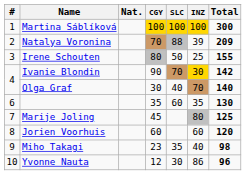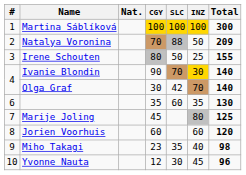(198, 42) 39 -> (198, 42) 50
(225, 72) 142 -> (225, 72) 140
(177, 87) 40 -> (177, 87) 42
(198, 162) 86 -> (198, 162) 45
